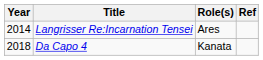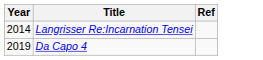- column: (216, 13)
(19, 47) 2018 -> (19, 47) 2019
